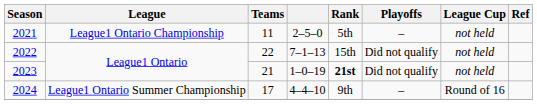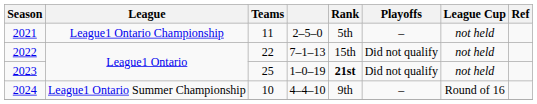(268, 71) 21 -> (268, 71) 25
(268, 90) 17 -> (268, 90) 10
